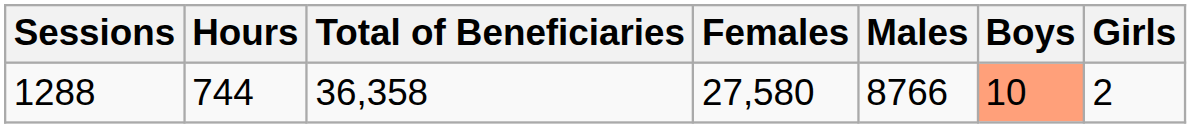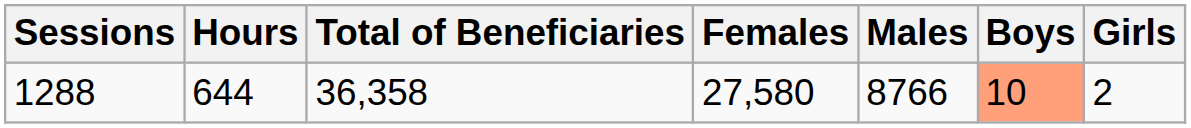(223, 92) 744 -> (223, 92) 644
